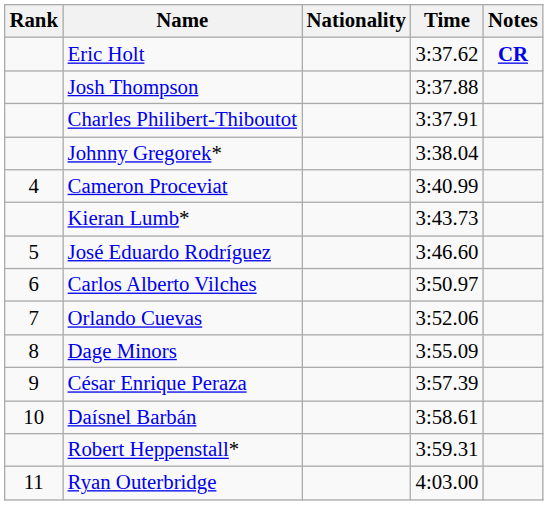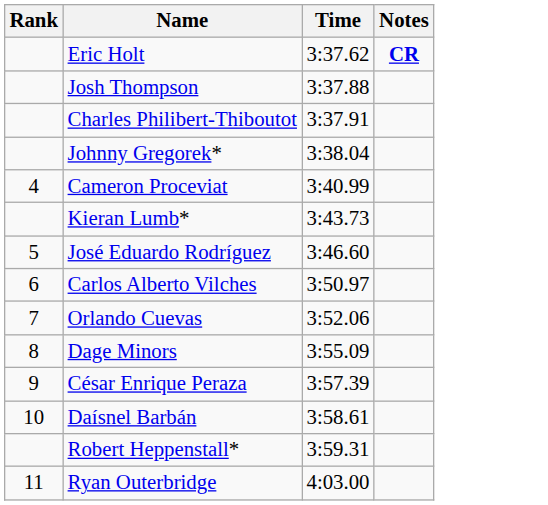- column: (356, 20)
